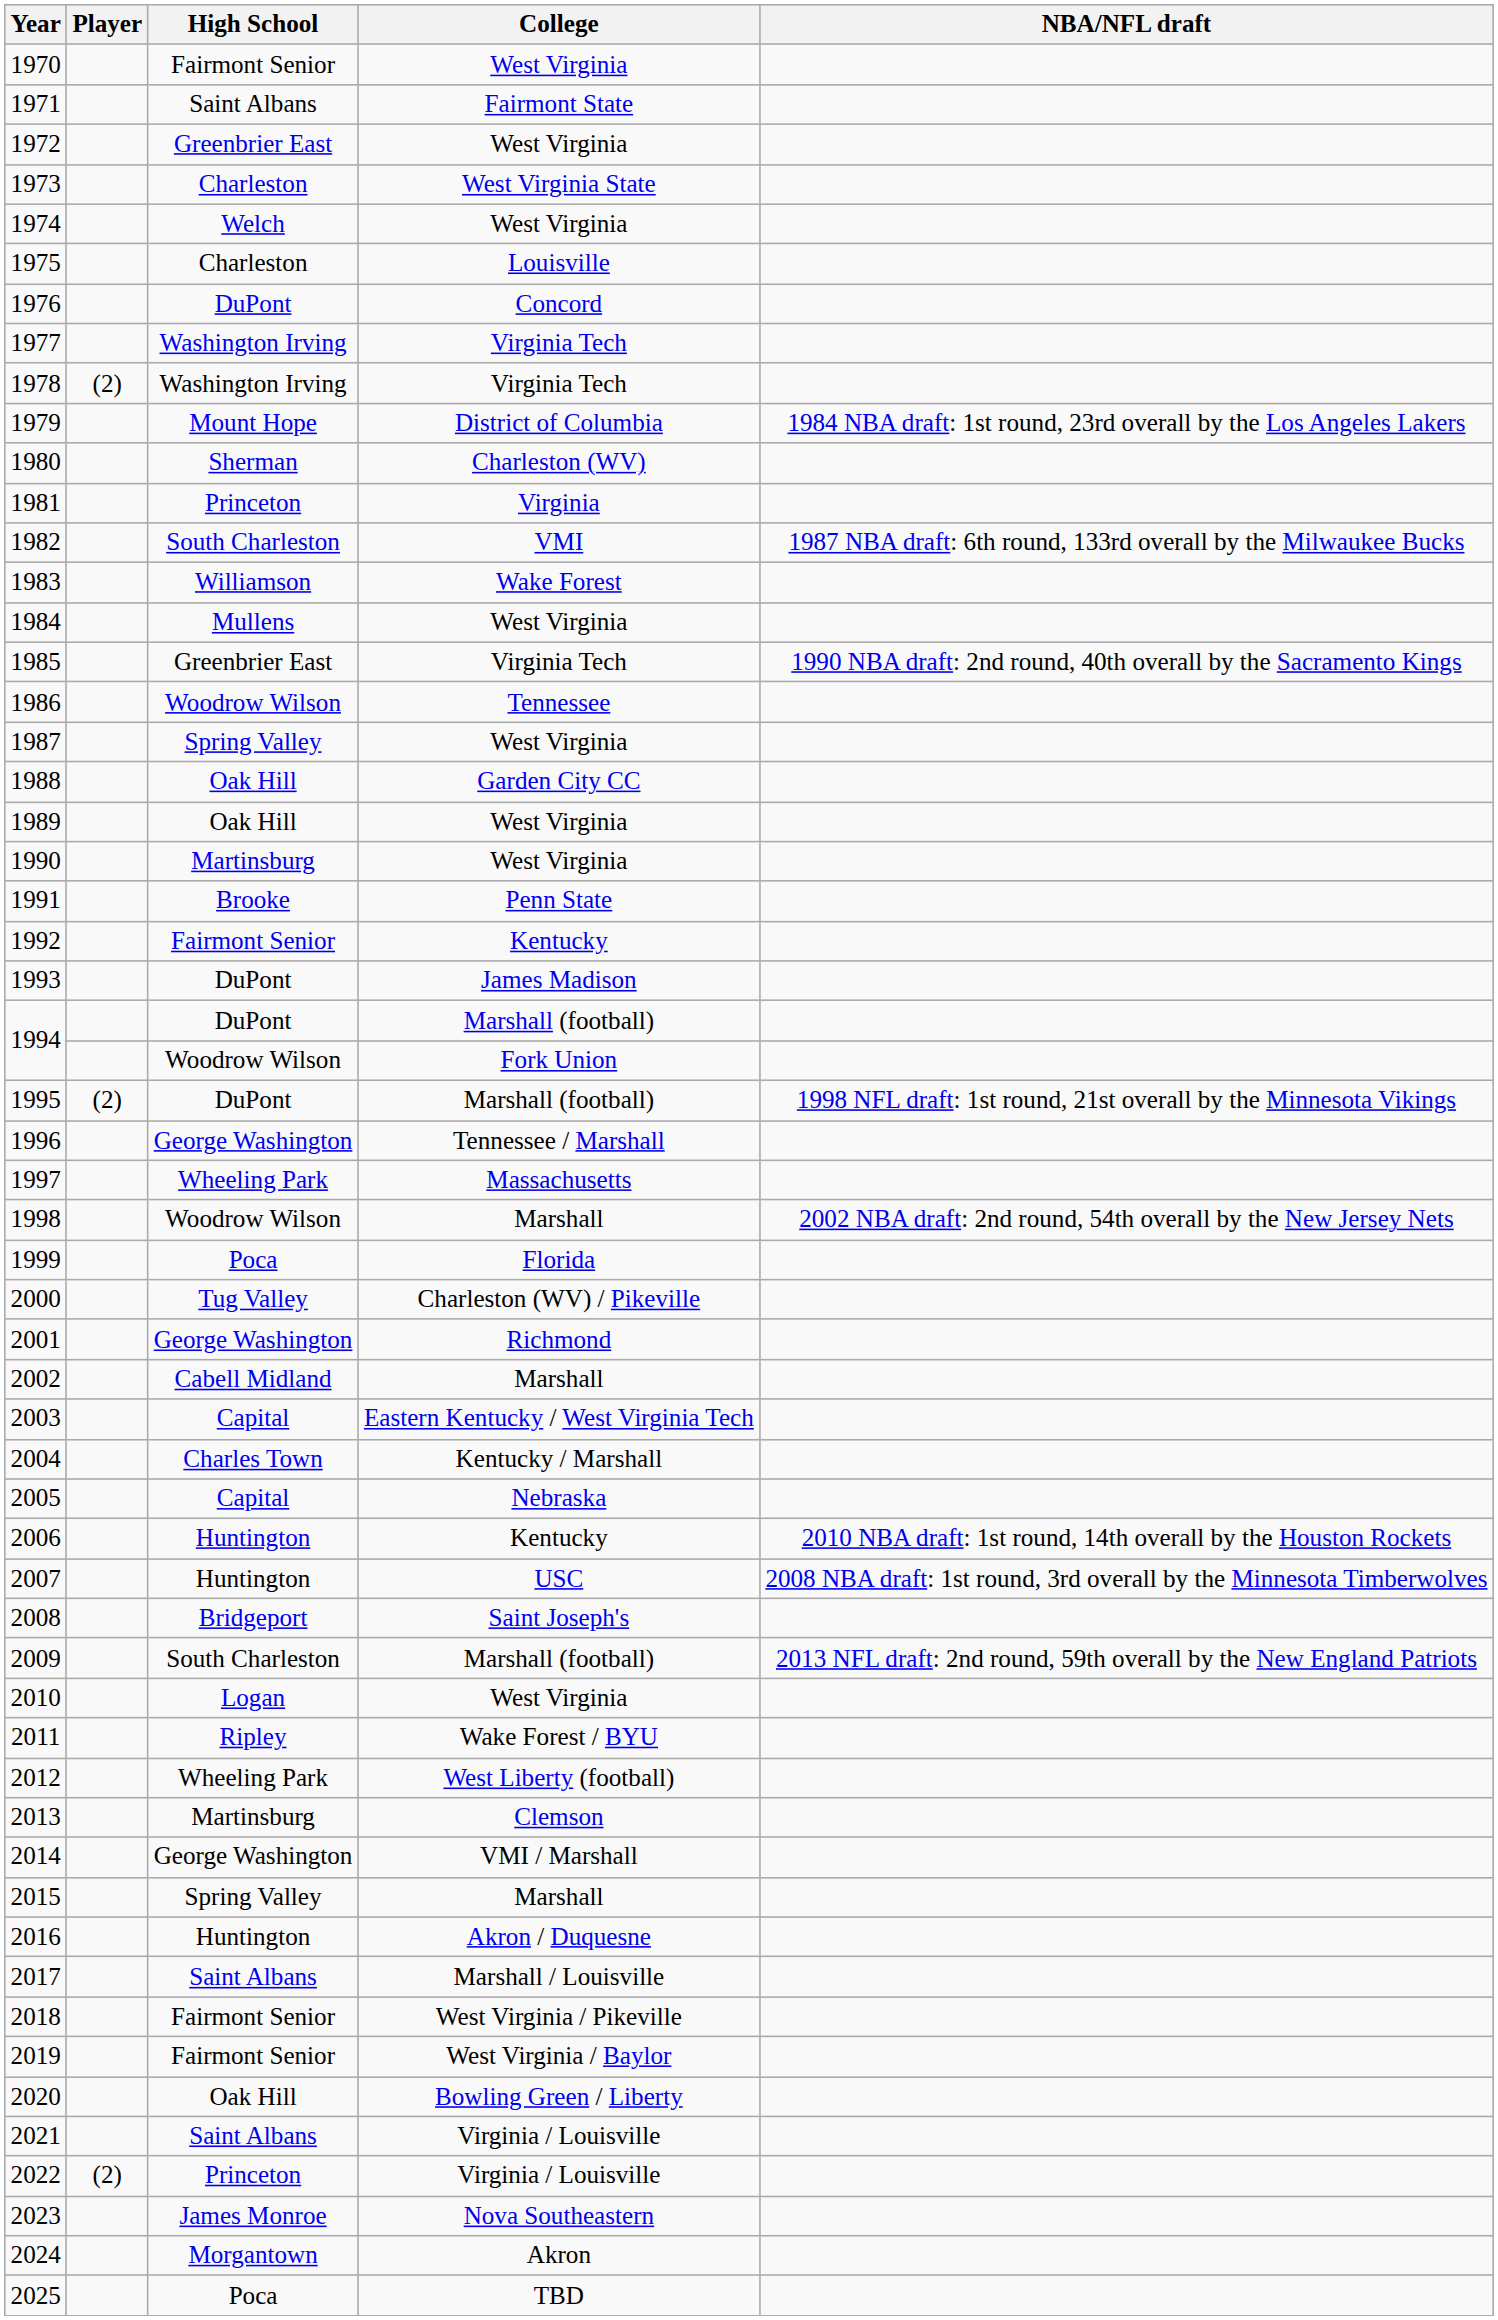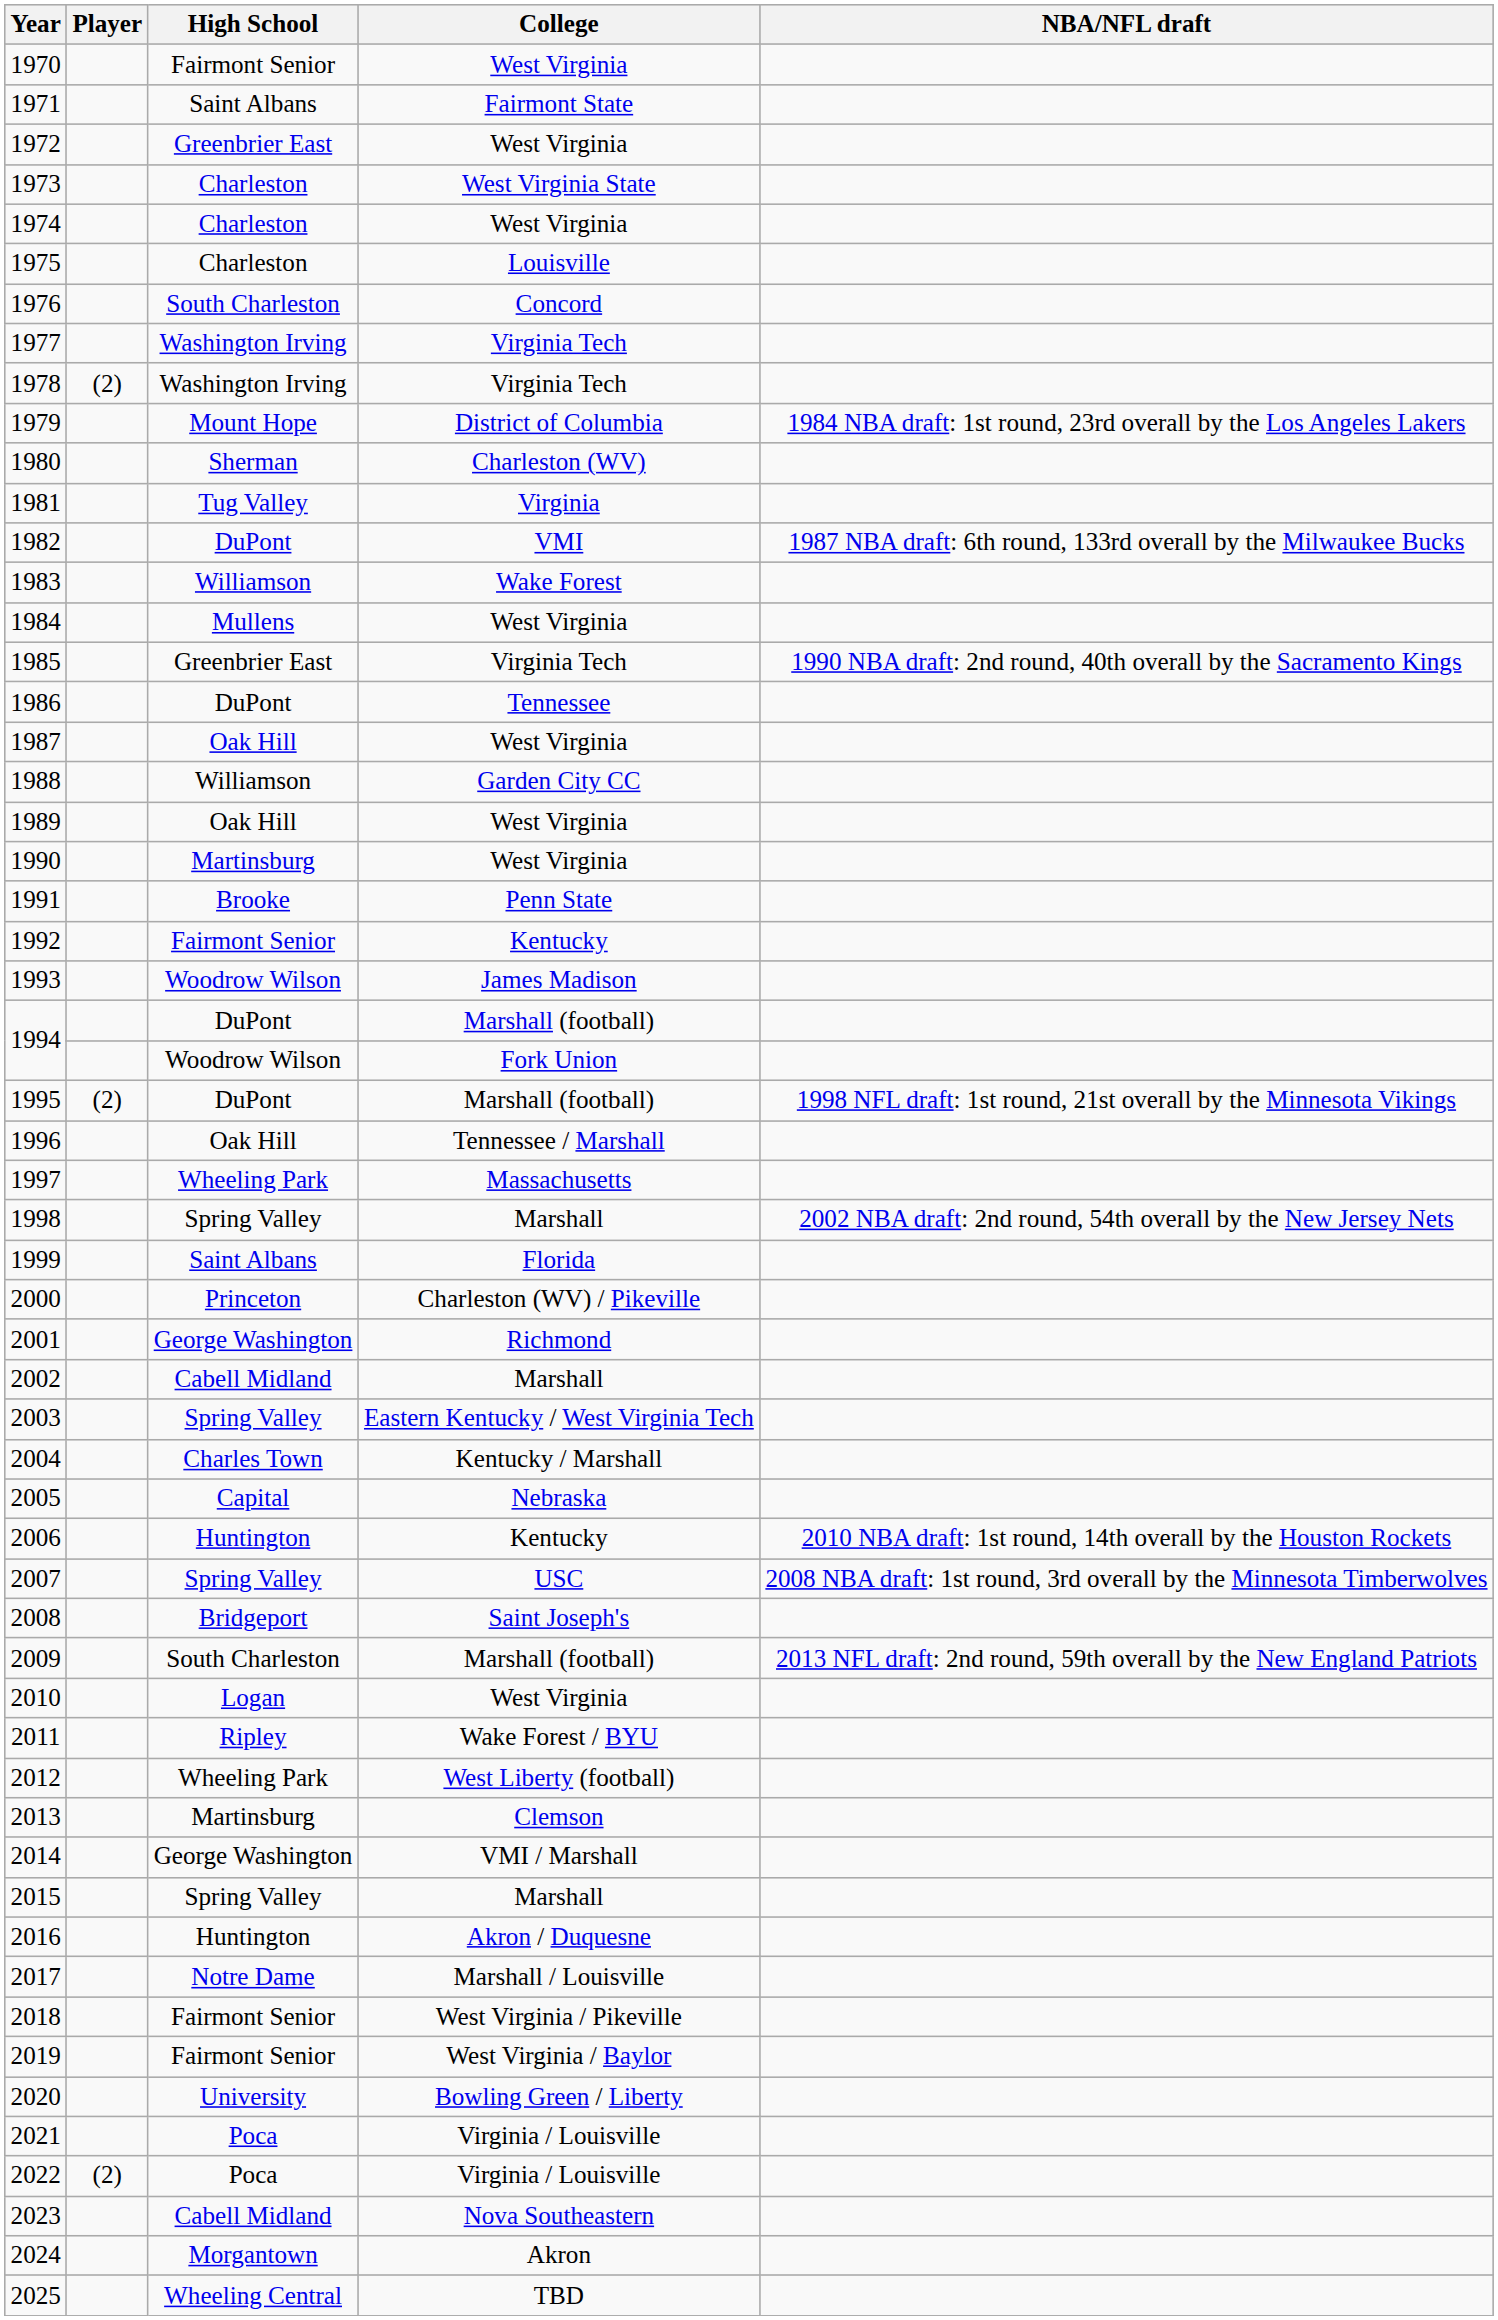(253, 223) Welch -> (253, 223) Charleston
(253, 303) DuPont -> (253, 303) South Charleston
(253, 502) Princeton -> (253, 502) Tug Valley
(253, 542) South Charleston -> (253, 542) DuPont
(253, 701) Woodrow Wilson -> (253, 701) DuPont
(253, 741) Spring Valley -> (253, 741) Oak Hill
(253, 781) Oak Hill -> (253, 781) Williamson
(253, 980) DuPont -> (253, 980) Woodrow Wilson
(253, 1139) George Washington -> (253, 1139) Oak Hill
(253, 1219) Woodrow Wilson -> (253, 1219) Spring Valley
(253, 1259) Poca -> (253, 1259) Saint Albans
(253, 1299) Tug Valley -> (253, 1299) Princeton
(253, 1418) Capital -> (253, 1418) Spring Valley
(253, 1578) Huntington -> (253, 1578) Spring Valley
(253, 1976) Saint Albans -> (253, 1976) Notre Dame
(253, 2096) Oak Hill -> (253, 2096) University
(253, 2135) Saint Albans -> (253, 2135) Poca
(253, 2175) Princeton -> (253, 2175) Poca
(253, 2215) James Monroe -> (253, 2215) Cabell Midland
(253, 2295) Poca -> (253, 2295) Wheeling Central
